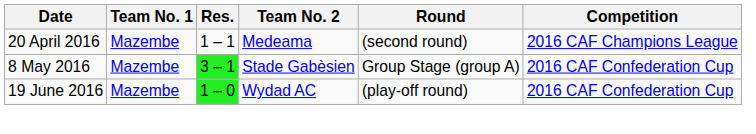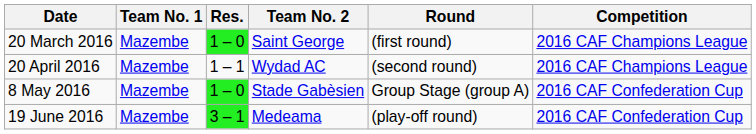+ row: (60, 41)
(277, 41) Medeama -> (289, 66) Wydad AC
(218, 66) 3 – 1 -> (227, 91) 1 – 0
(218, 91) 1 – 0 -> (227, 116) 3 – 1
(279, 91) Wydad AC -> (287, 116) Medeama
